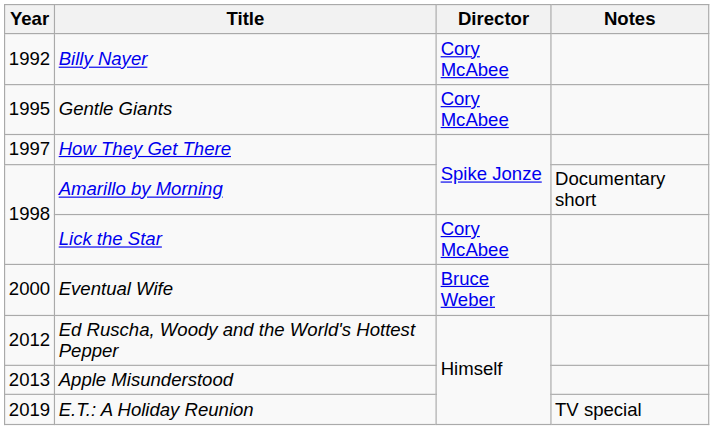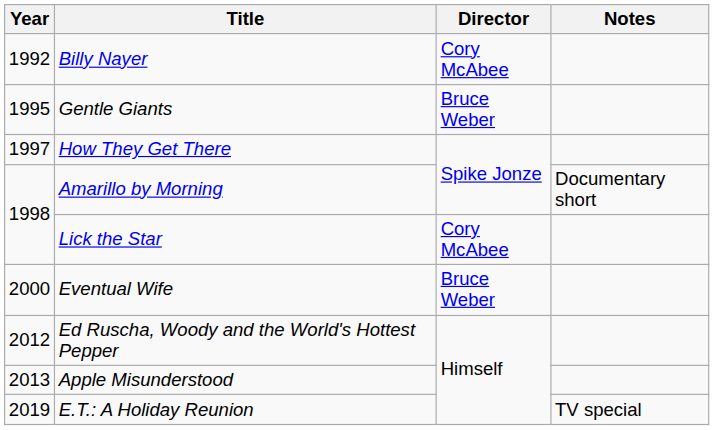(475, 109) Cory McAbee -> (468, 109) Bruce Weber
